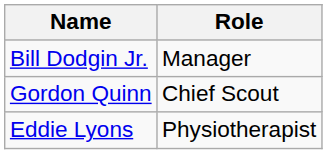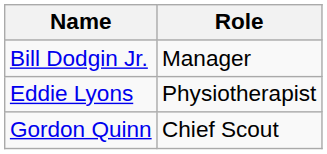rows swapped: (72, 129) <-> (81, 93)
